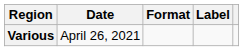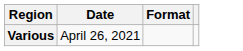- column: (213, 14)
